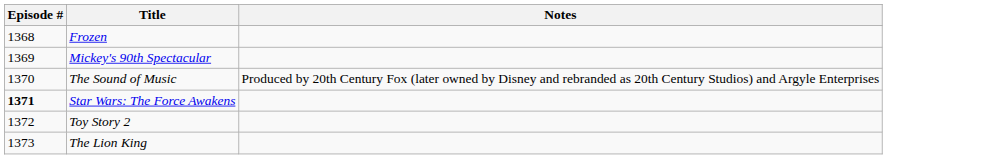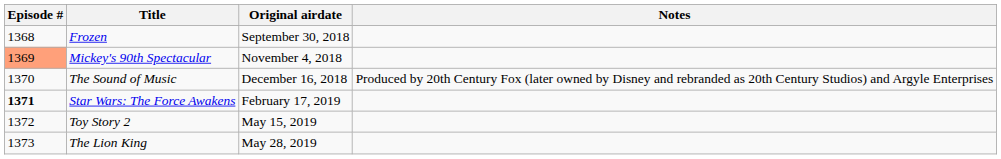+ column: (295, 15)
(21, 57) no background -> (21, 57) lightsalmon background
